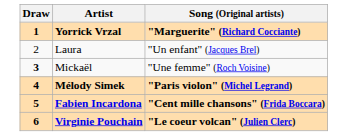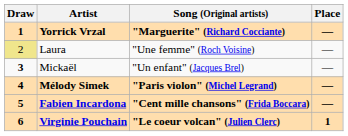+ column: (327, 13)
(36, 49) no background -> (21, 49) khaki background
(204, 49) "Un enfant" (Jacques Brel) -> (193, 49) "Une femme" (Roch Voisine)
(209, 67) "Une femme" (Roch Voisine) -> (188, 67) "Un enfant" (Jacques Brel)
